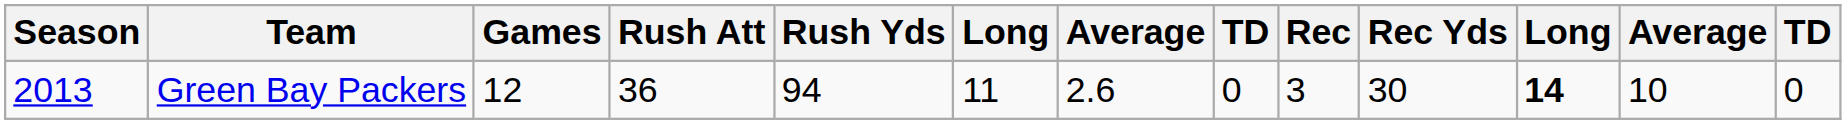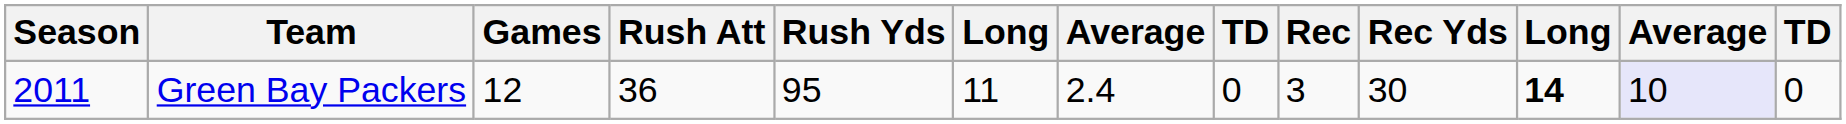(53, 89) 2013 -> (52, 89) 2011
(802, 89) 94 -> (802, 89) 95
(1091, 89) 2.6 -> (1091, 89) 2.4
(1648, 89) no background -> (1648, 89) lavender background
